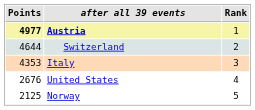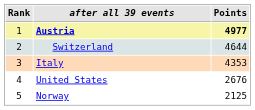columns swapped: (236, 13) <-> (25, 13)
